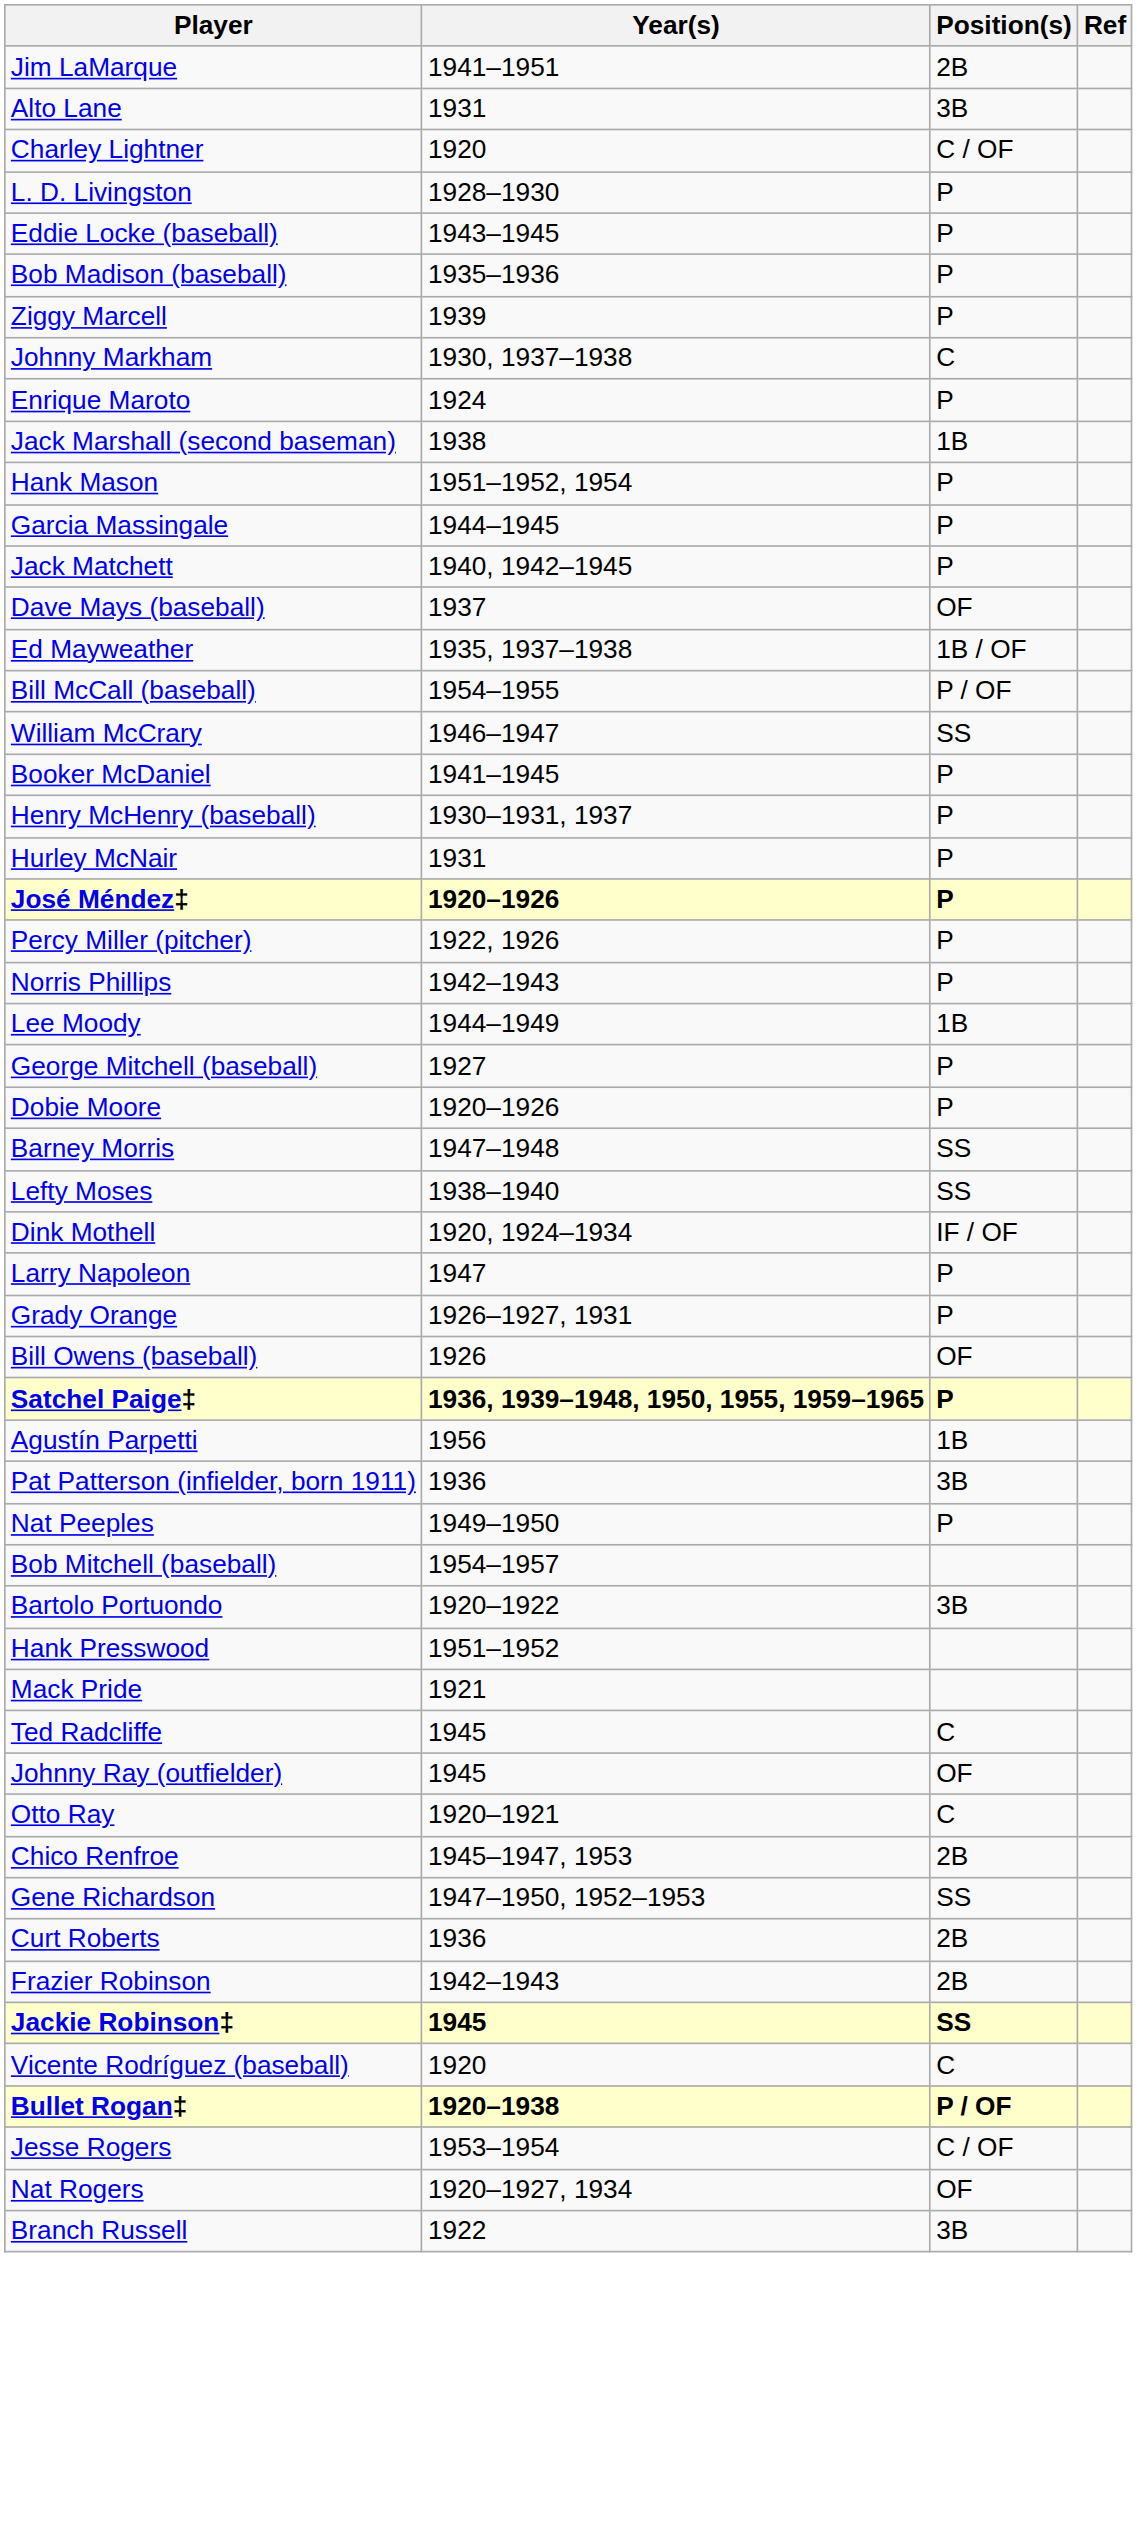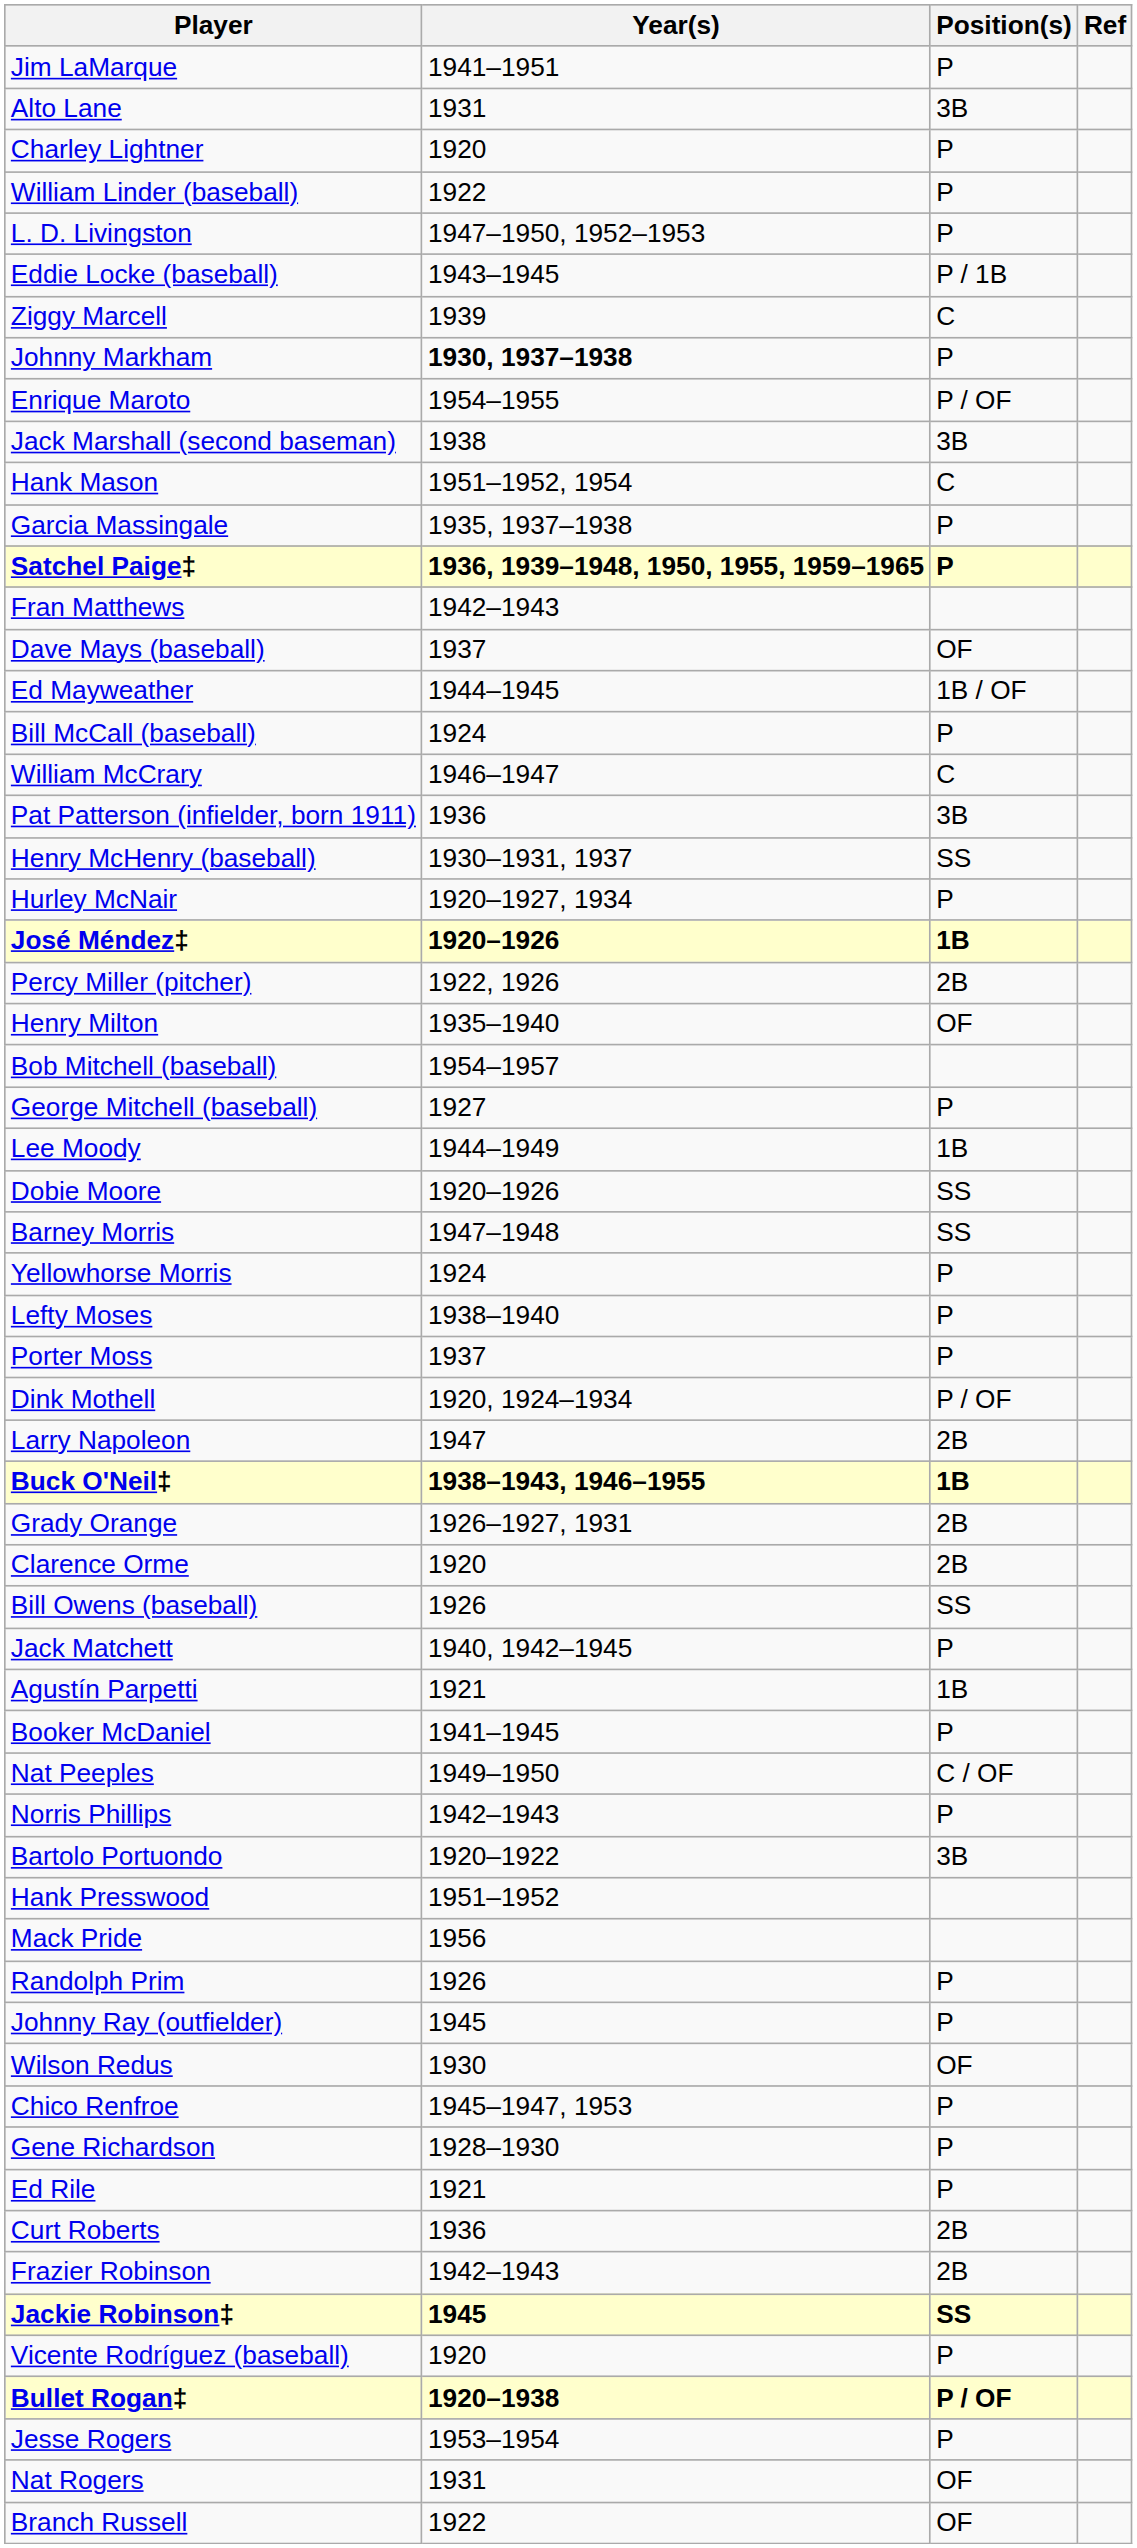(952, 66) 2B -> (945, 66) P
(975, 150) C / OF -> (945, 150) P
+ row: (155, 191)
(494, 191) 1928–1930 -> (567, 233) 1947–1950, 1952–1953
(945, 233) P -> (972, 274) P / 1B
- row: (149, 274)
(945, 316) P -> (946, 316) C
(530, 358) normal -> (530, 358) bold
(946, 358) C -> (945, 358) P
(457, 399) 1924 -> (494, 399) 1954–1955
(945, 399) P -> (974, 399) P / OF
(952, 441) 1B -> (952, 441) 3B
(945, 483) P -> (946, 483) C
(494, 524) 1944–1945 -> (530, 524) 1935, 1937–1938
rows swapped: (92, 566) <-> (103, 1398)
+ row: (98, 607)
(530, 649) 1935, 1937–1938 -> (494, 691) 1944–1945
(494, 691) 1954–1955 -> (457, 732) 1924
(974, 691) P / OF -> (945, 732) P
(954, 732) SS -> (946, 774) C
rows swapped: (111, 774) <-> (213, 1481)
(945, 815) P -> (954, 857) SS
(457, 857) 1931 -> (530, 899) 1920–1927, 1934
(945, 899) P -> (953, 940) 1B
(945, 940) P -> (952, 982) 2B
+ row: (85, 1024)
rows swapped: (144, 1565) <-> (91, 982)
rows swapped: (164, 1065) <-> (76, 1024)
(945, 1107) P -> (954, 1190) SS
+ row: (121, 1273)
(954, 1190) SS -> (945, 1315) P
+ row: (82, 1356)
(977, 1232) IF / OF -> (974, 1398) P / OF
(945, 1273) P -> (952, 1440) 2B
+ row: (91, 1481)
(945, 1315) P -> (952, 1523) 2B
+ row: (100, 1565)
(954, 1356) OF -> (954, 1606) SS
(457, 1440) 1956 -> (457, 1689) 1921
(945, 1523) P -> (975, 1773) C / OF
(457, 1689) 1921 -> (457, 1939) 1956
+ row: (98, 1981)
- row: (86, 1731)
(954, 1773) OF -> (945, 2022) P
- row: (63, 1814)
+ row: (92, 2064)
(952, 1856) 2B -> (945, 2106) P
(567, 1897) 1947–1950, 1952–1953 -> (494, 2147) 1928–1930
(954, 1897) SS -> (945, 2147) P
+ row: (53, 2189)
(946, 2064) C -> (945, 2355) P
(975, 2147) C / OF -> (945, 2438) P
(530, 2189) 1920–1927, 1934 -> (457, 2480) 1931
(952, 2230) 3B -> (954, 2522) OF
